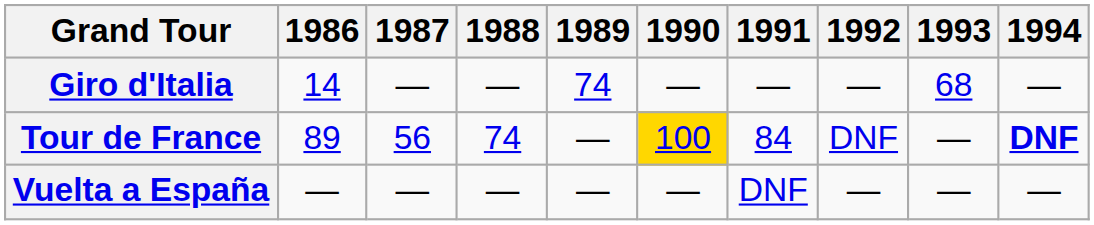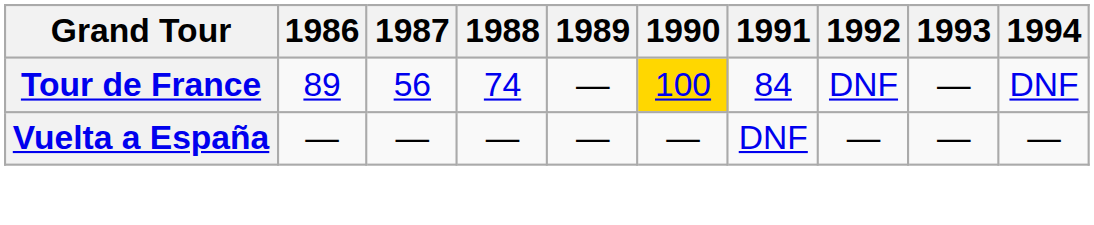- row: (141, 84)
(1044, 137) bold -> (1044, 84) normal
